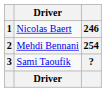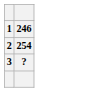- column: (48, 12)
